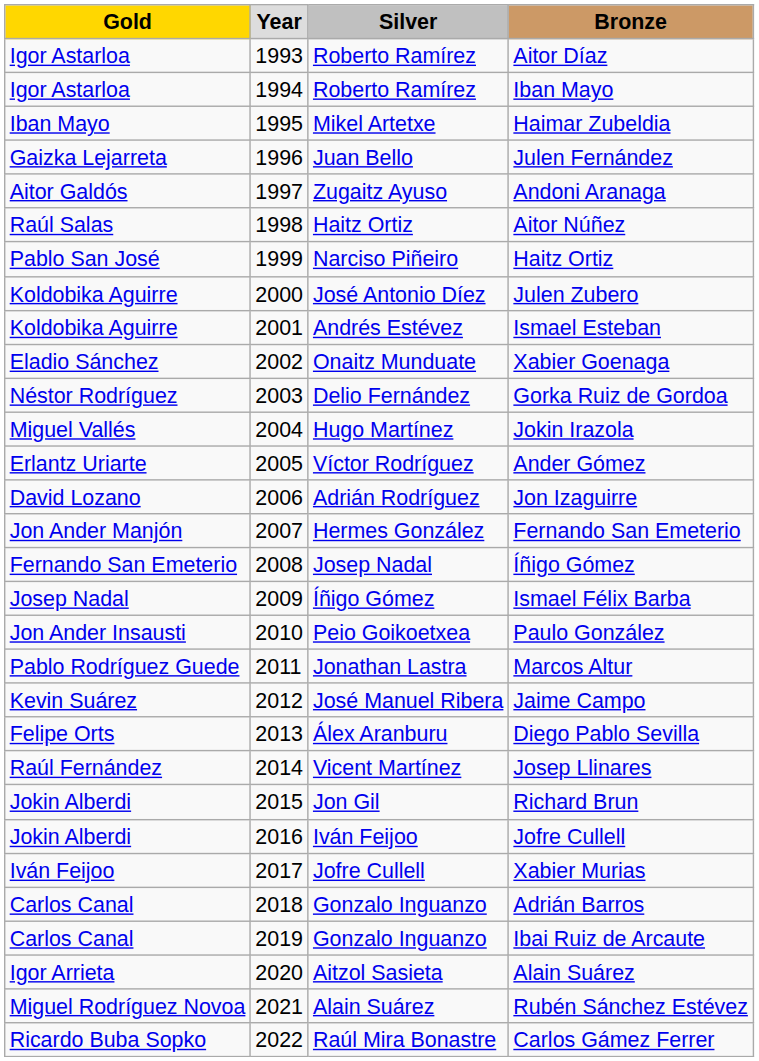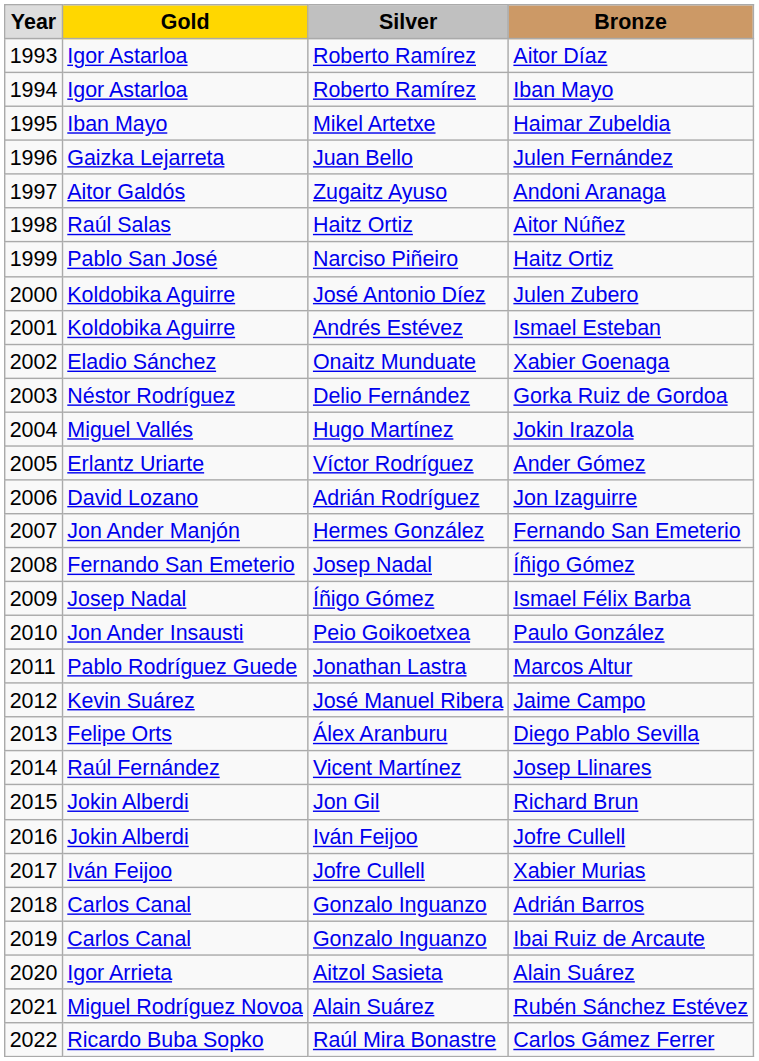columns swapped: (279, 22) <-> (128, 22)
